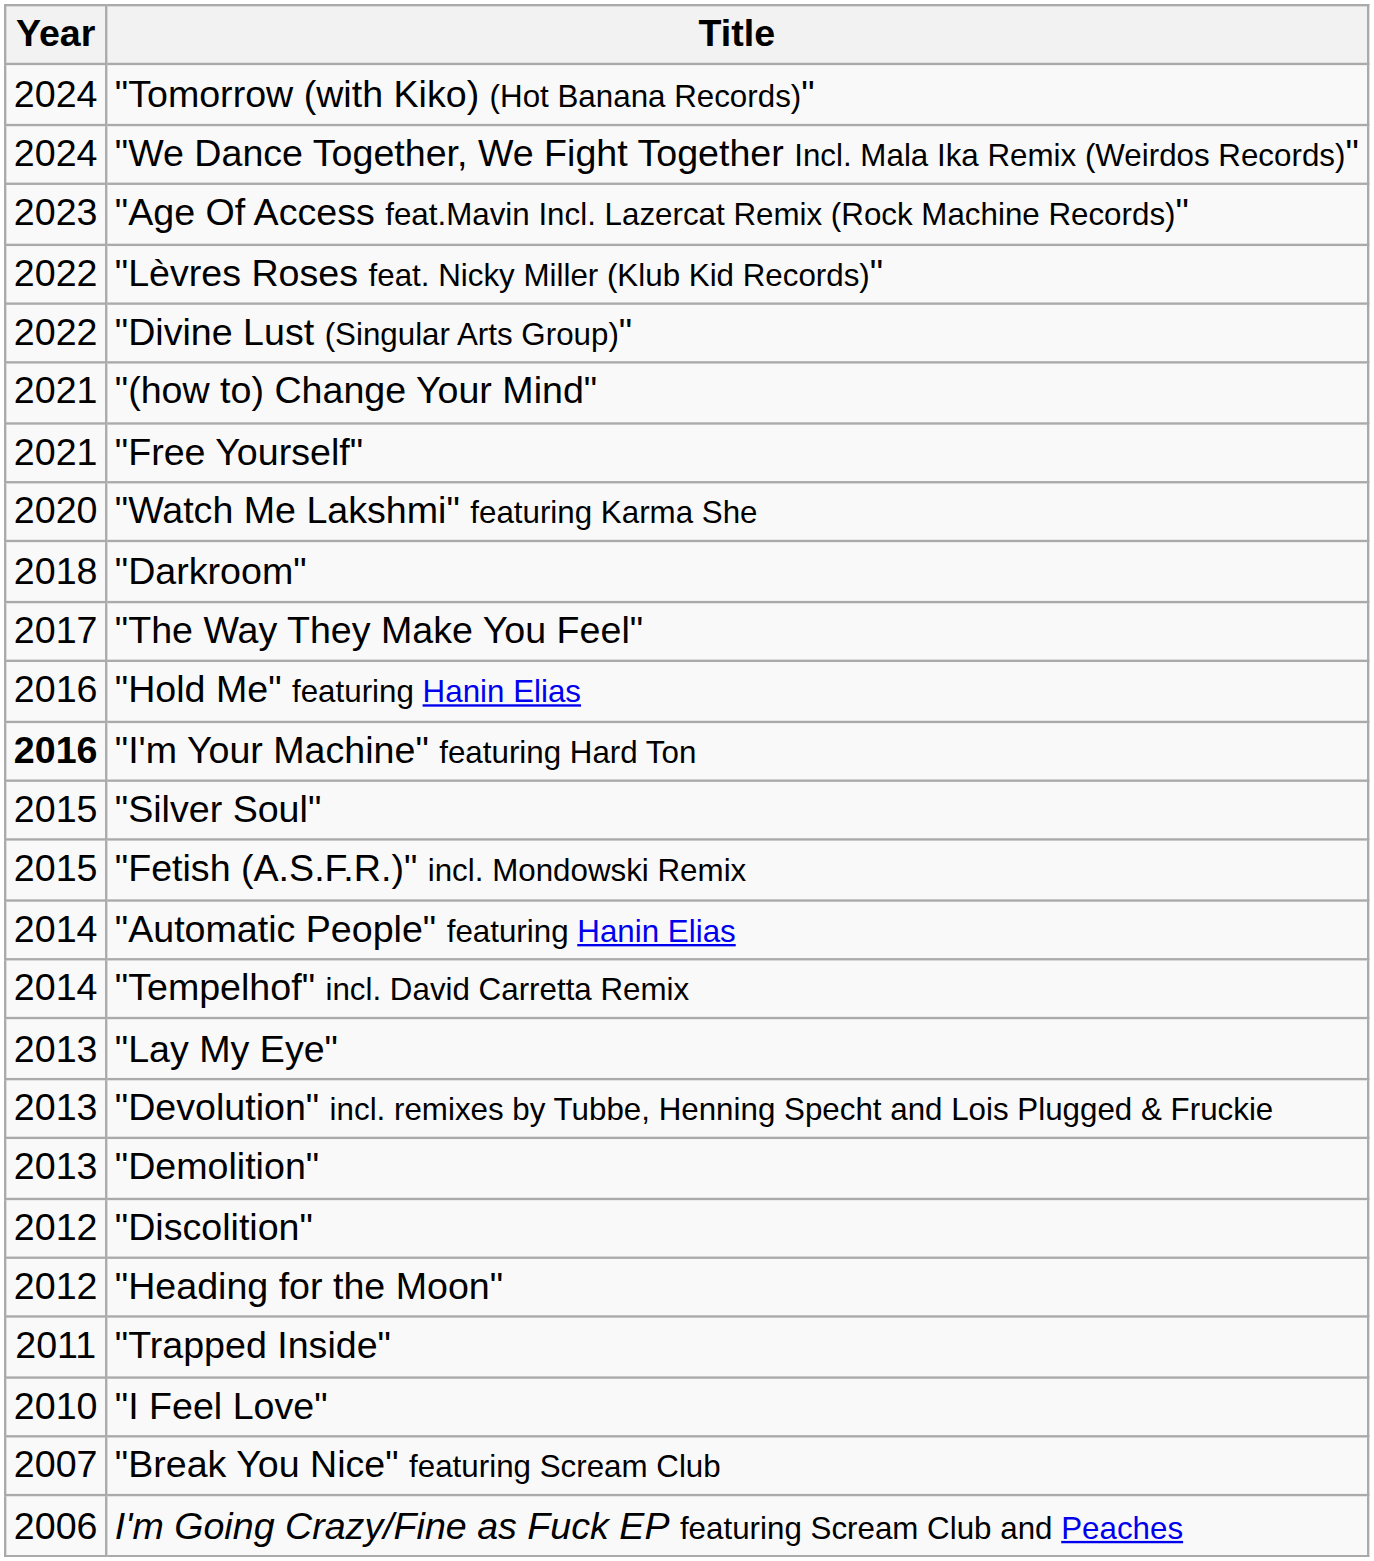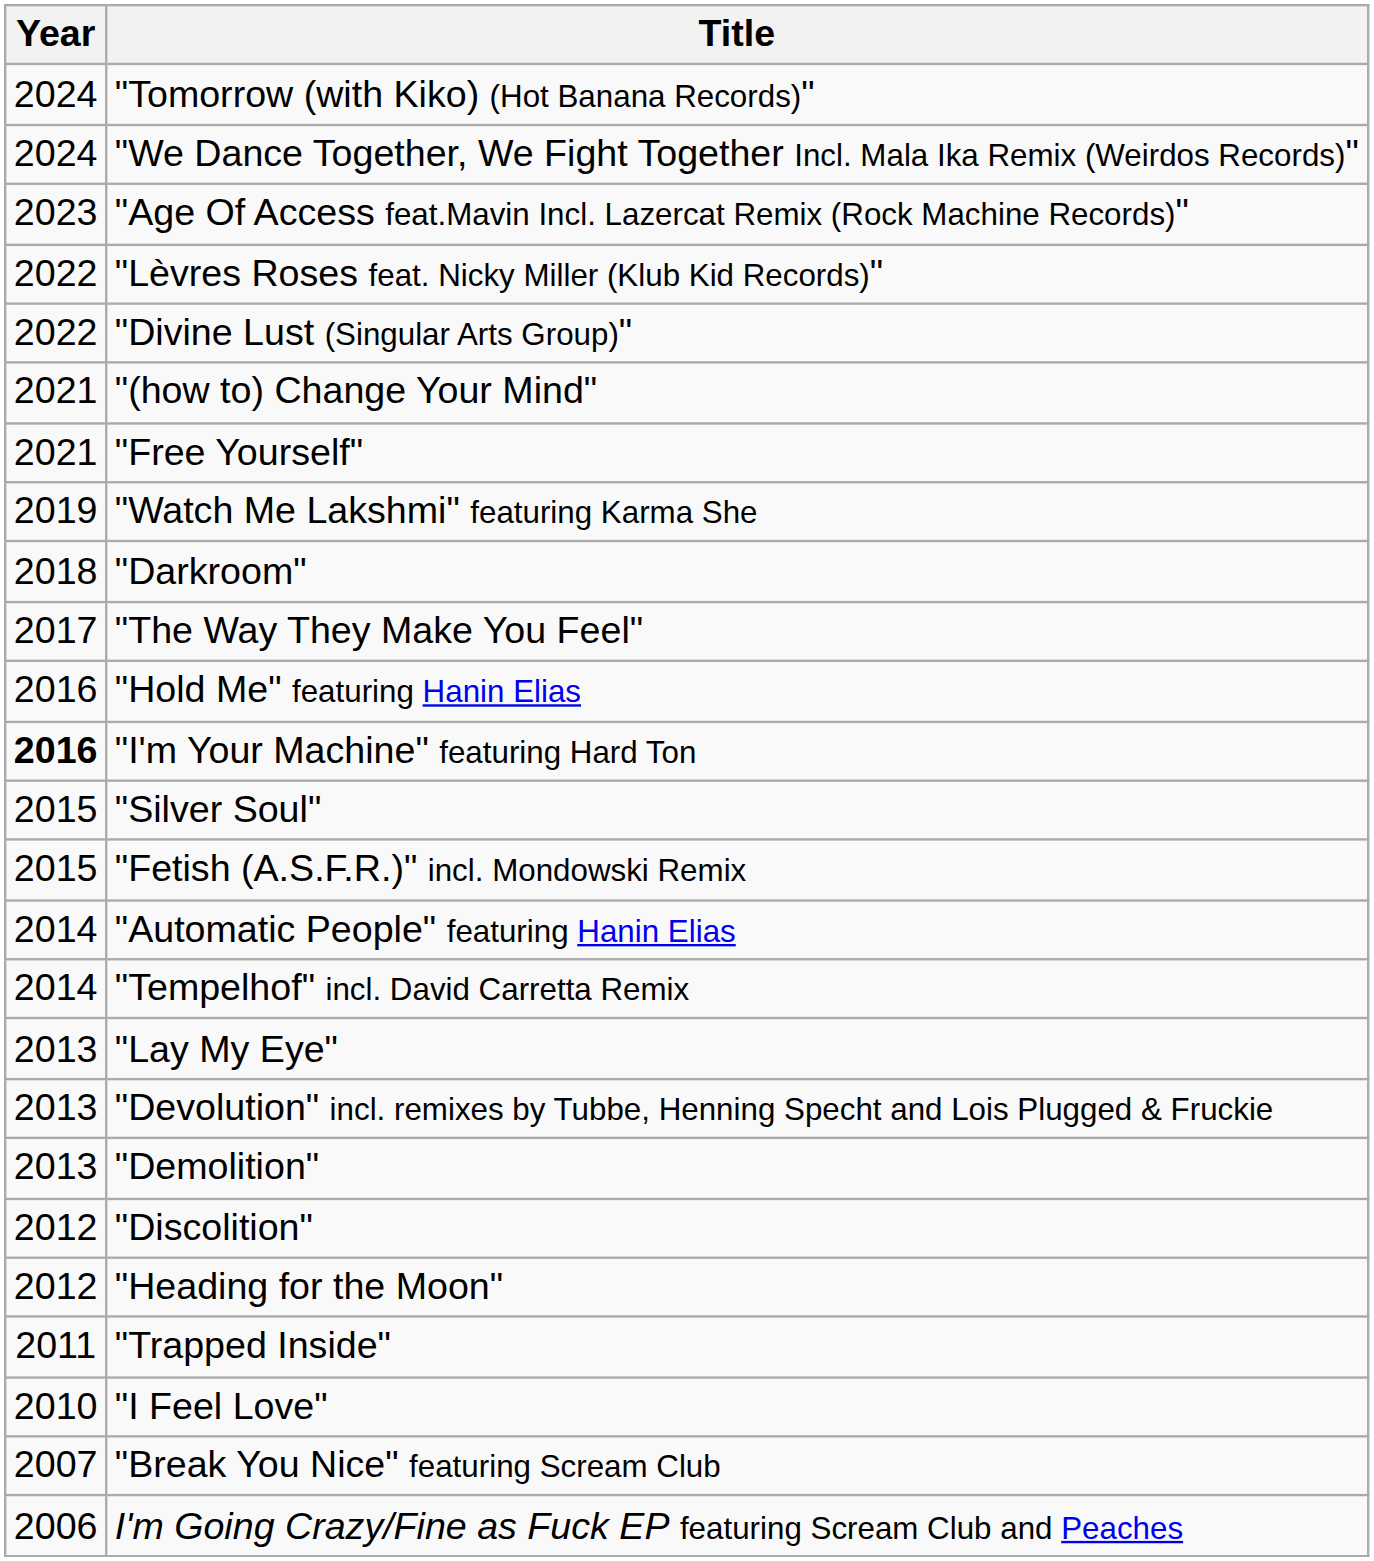(56, 511) 2020 -> (56, 511) 2019
